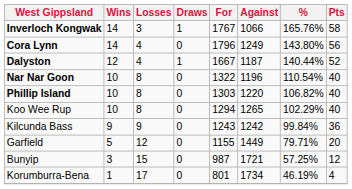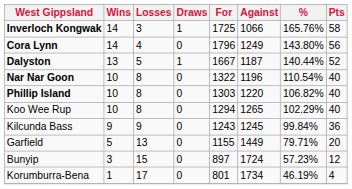(224, 28) 1767 -> (224, 28) 1725
(112, 61) 12 -> (112, 61) 13
(139, 61) 4 -> (139, 61) 5
(252, 126) 1242 -> (252, 126) 1245
(142, 142) 12 -> (142, 142) 13
(221, 159) 987 -> (221, 159) 897
(252, 159) 1721 -> (252, 159) 1724
(301, 159) 57.25% -> (301, 159) 57.23%
